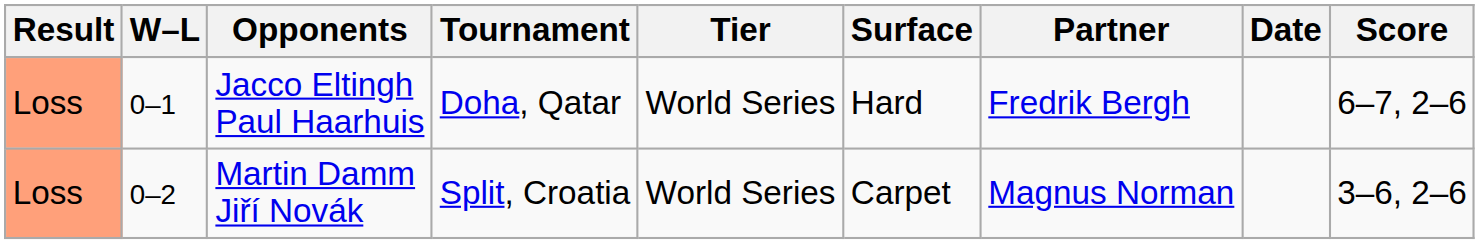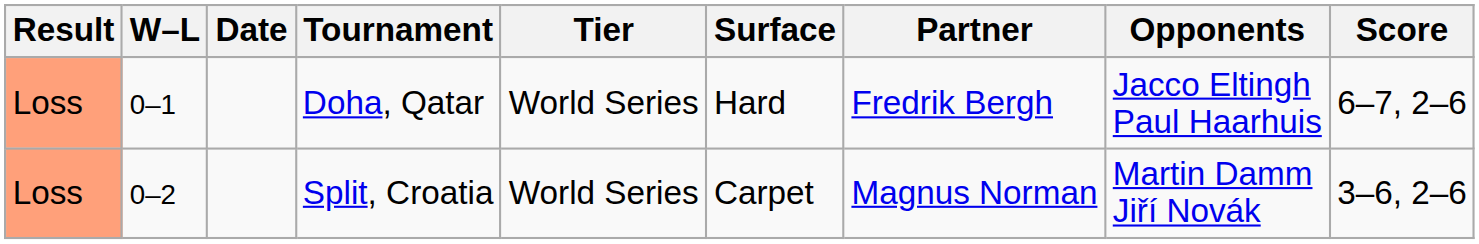columns swapped: (1286, 30) <-> (320, 30)
